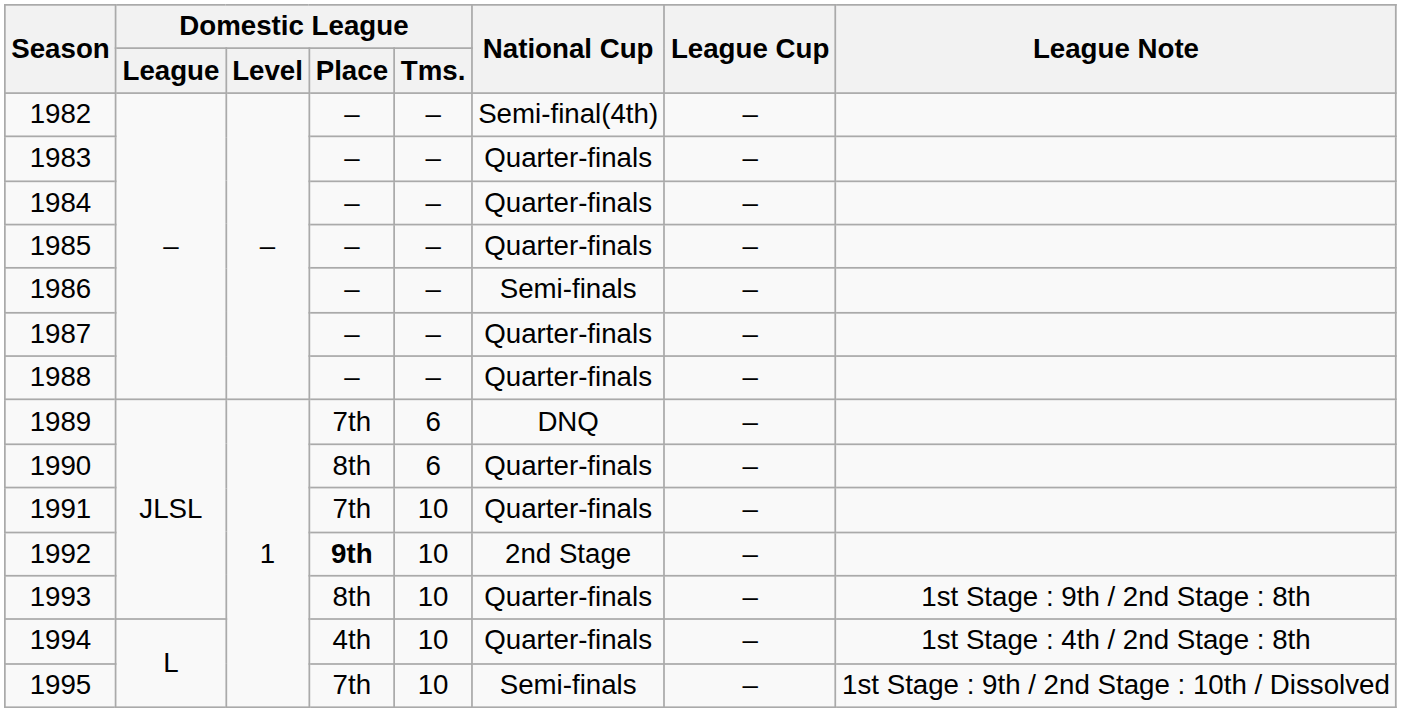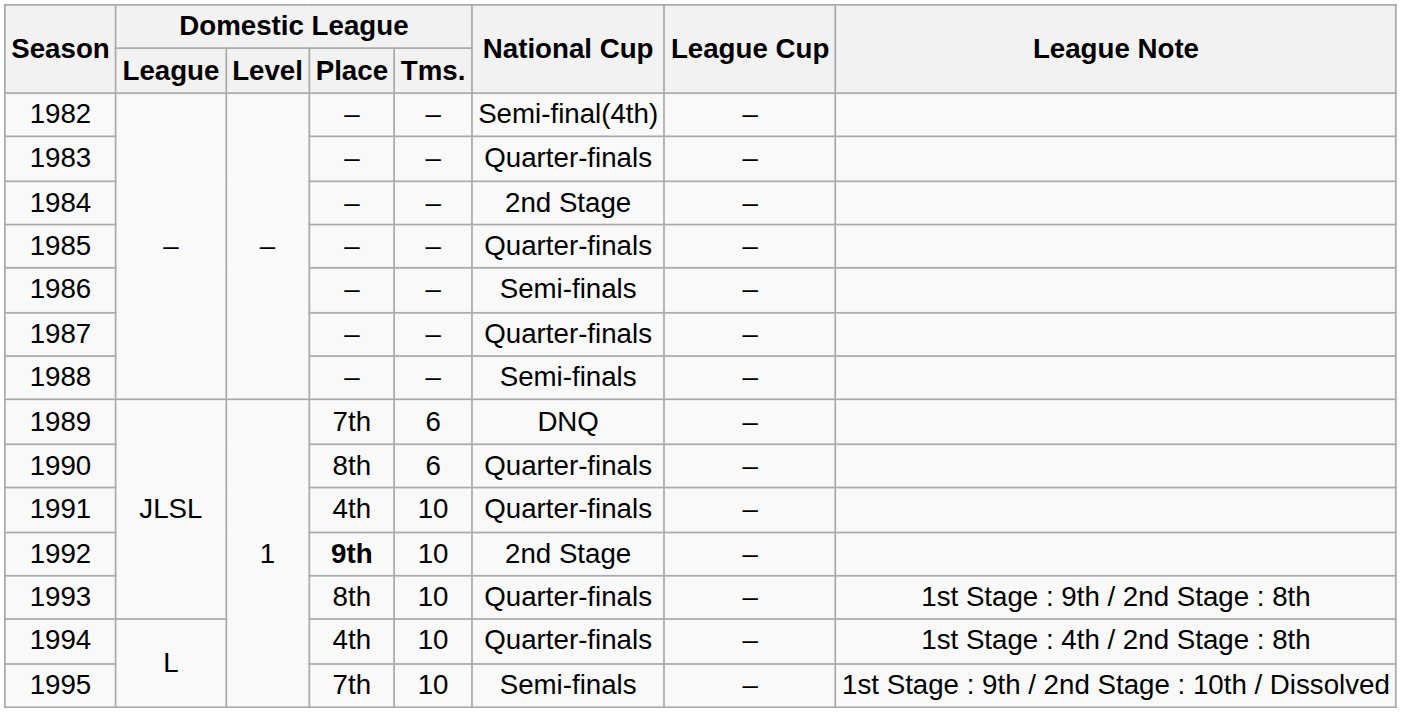(568, 202) Quarter-finals -> (568, 202) 2nd Stage
(568, 377) Quarter-finals -> (568, 377) Semi-finals
(352, 509) 7th -> (352, 509) 4th
